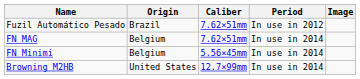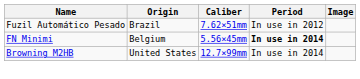- row: (22, 39)
(287, 53) normal -> (287, 39) bold
